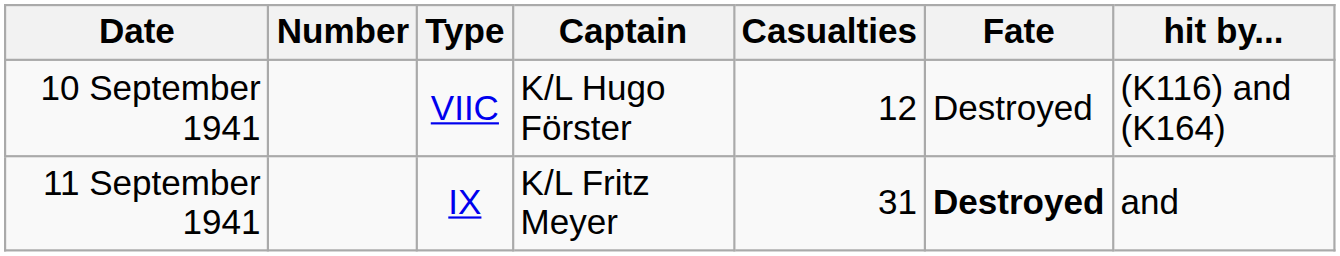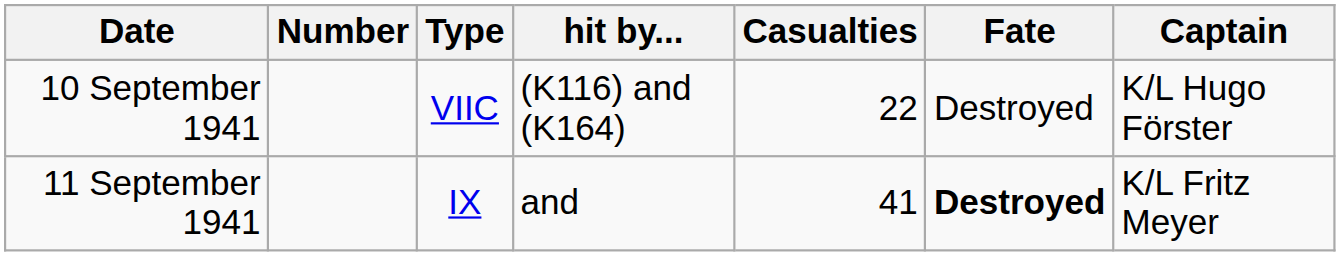columns swapped: (623, 32) <-> (1223, 32)
(897, 107) 12 -> (898, 107) 22
(897, 202) 31 -> (898, 202) 41
